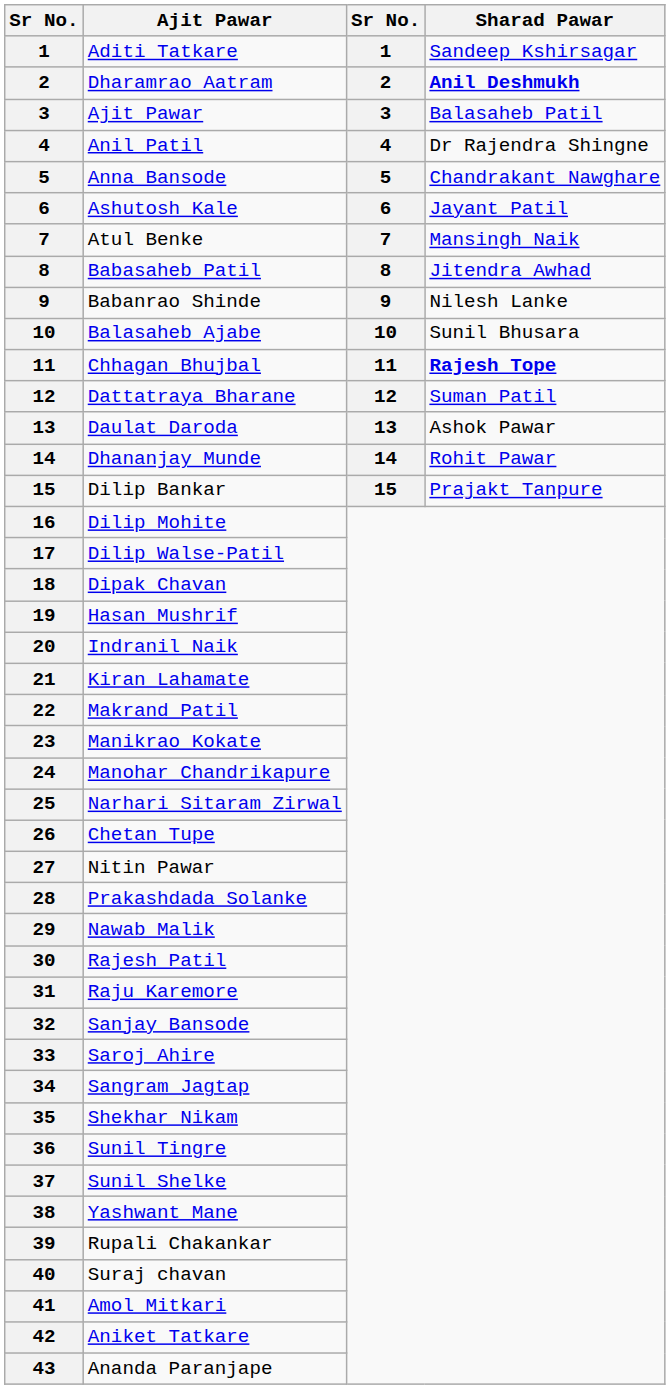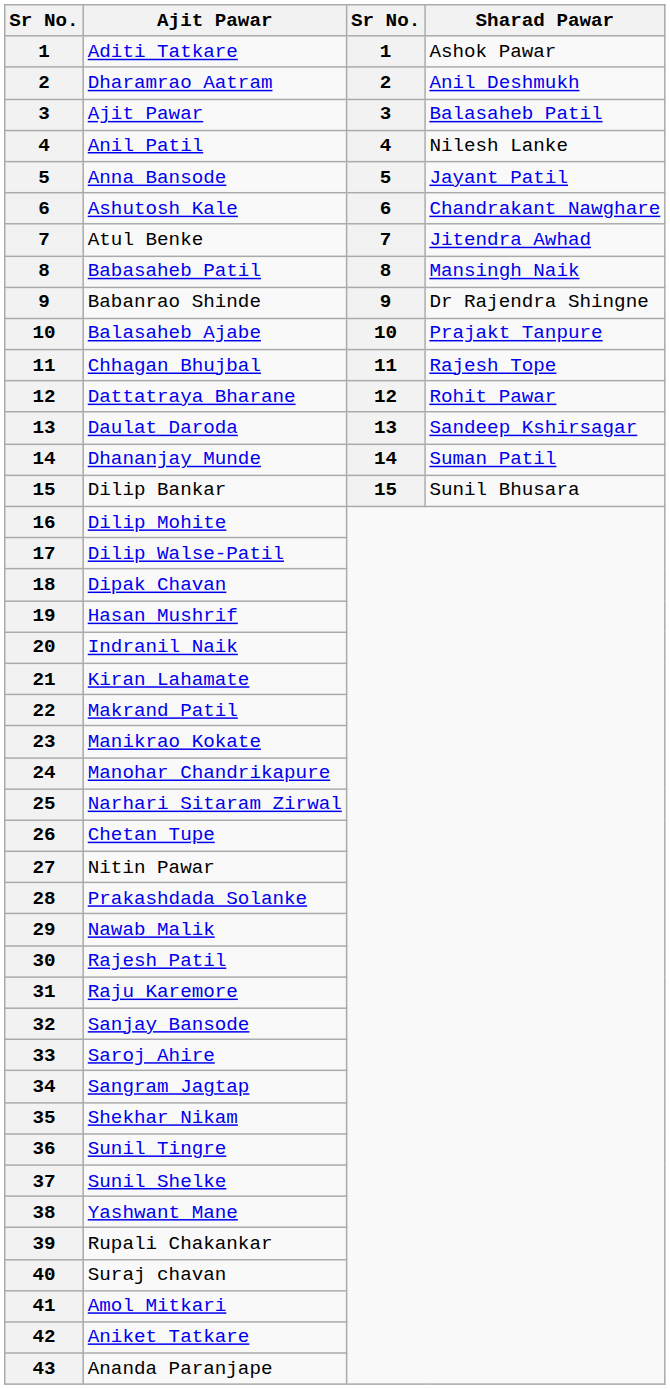(533, 52) Sandeep Kshirsagar -> (493, 52) Ashok Pawar
(504, 83) bold -> (504, 83) normal
(539, 146) Dr Rajendra Shingne -> (499, 146) Nilesh Lanke
(545, 177) Chandrakant Nawghare -> (499, 177) Jayant Patil
(499, 209) Jayant Patil -> (545, 209) Chandrakant Nawghare
(504, 240) Mansingh Naik -> (510, 240) Jitendra Awhad
(510, 271) Jitendra Awhad -> (504, 271) Mansingh Naik
(499, 303) Nilesh Lanke -> (539, 303) Dr Rajendra Shingne
(504, 334) Sunil Bhusara -> (516, 334) Prajakt Tanpure
(493, 365) bold -> (493, 365) normal
(493, 397) Suman Patil -> (493, 397) Rohit Pawar
(493, 428) Ashok Pawar -> (533, 428) Sandeep Kshirsagar
(493, 459) Rohit Pawar -> (493, 459) Suman Patil
(516, 491) Prajakt Tanpure -> (504, 491) Sunil Bhusara
